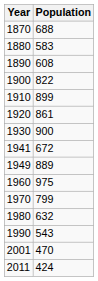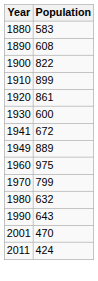- row: (19, 30)
(45, 132) 900 -> (45, 115) 600
(45, 234) 543 -> (45, 217) 643
